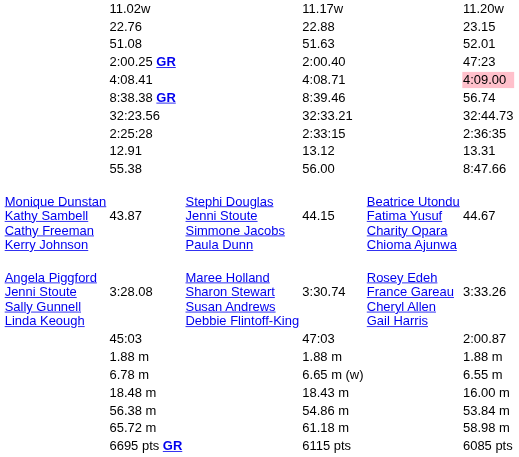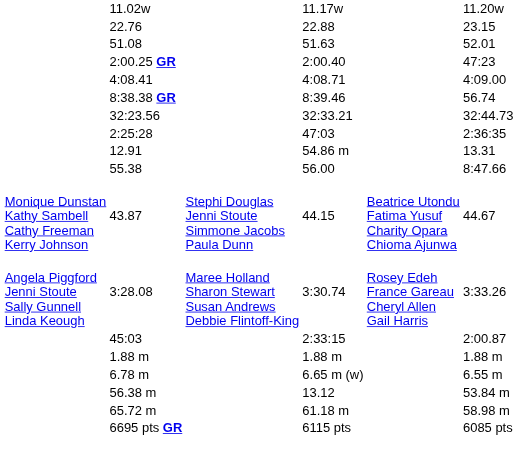(485, 80) pink background -> (485, 80) no background
(324, 133) 2:33:15 -> (319, 133) 47:03
(319, 151) 13.12 -> (326, 151) 54.86 m
(319, 339) 47:03 -> (324, 339) 2:33:15
- row: (133, 392)
(326, 410) 54.86 m -> (319, 392) 13.12
